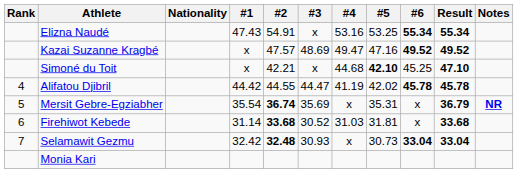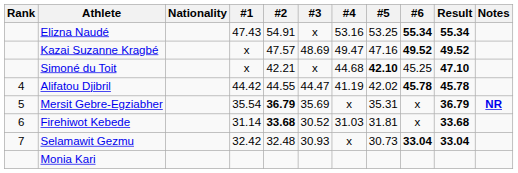(281, 104) 36.74 -> (281, 104) 36.79
(281, 141) bold -> (281, 141) normal
